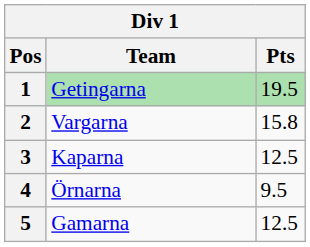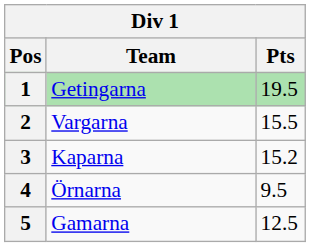(279, 122) 15.8 -> (279, 122) 15.5
(279, 156) 12.5 -> (279, 156) 15.2
